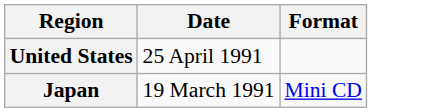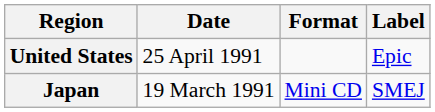+ column: (398, 21)
